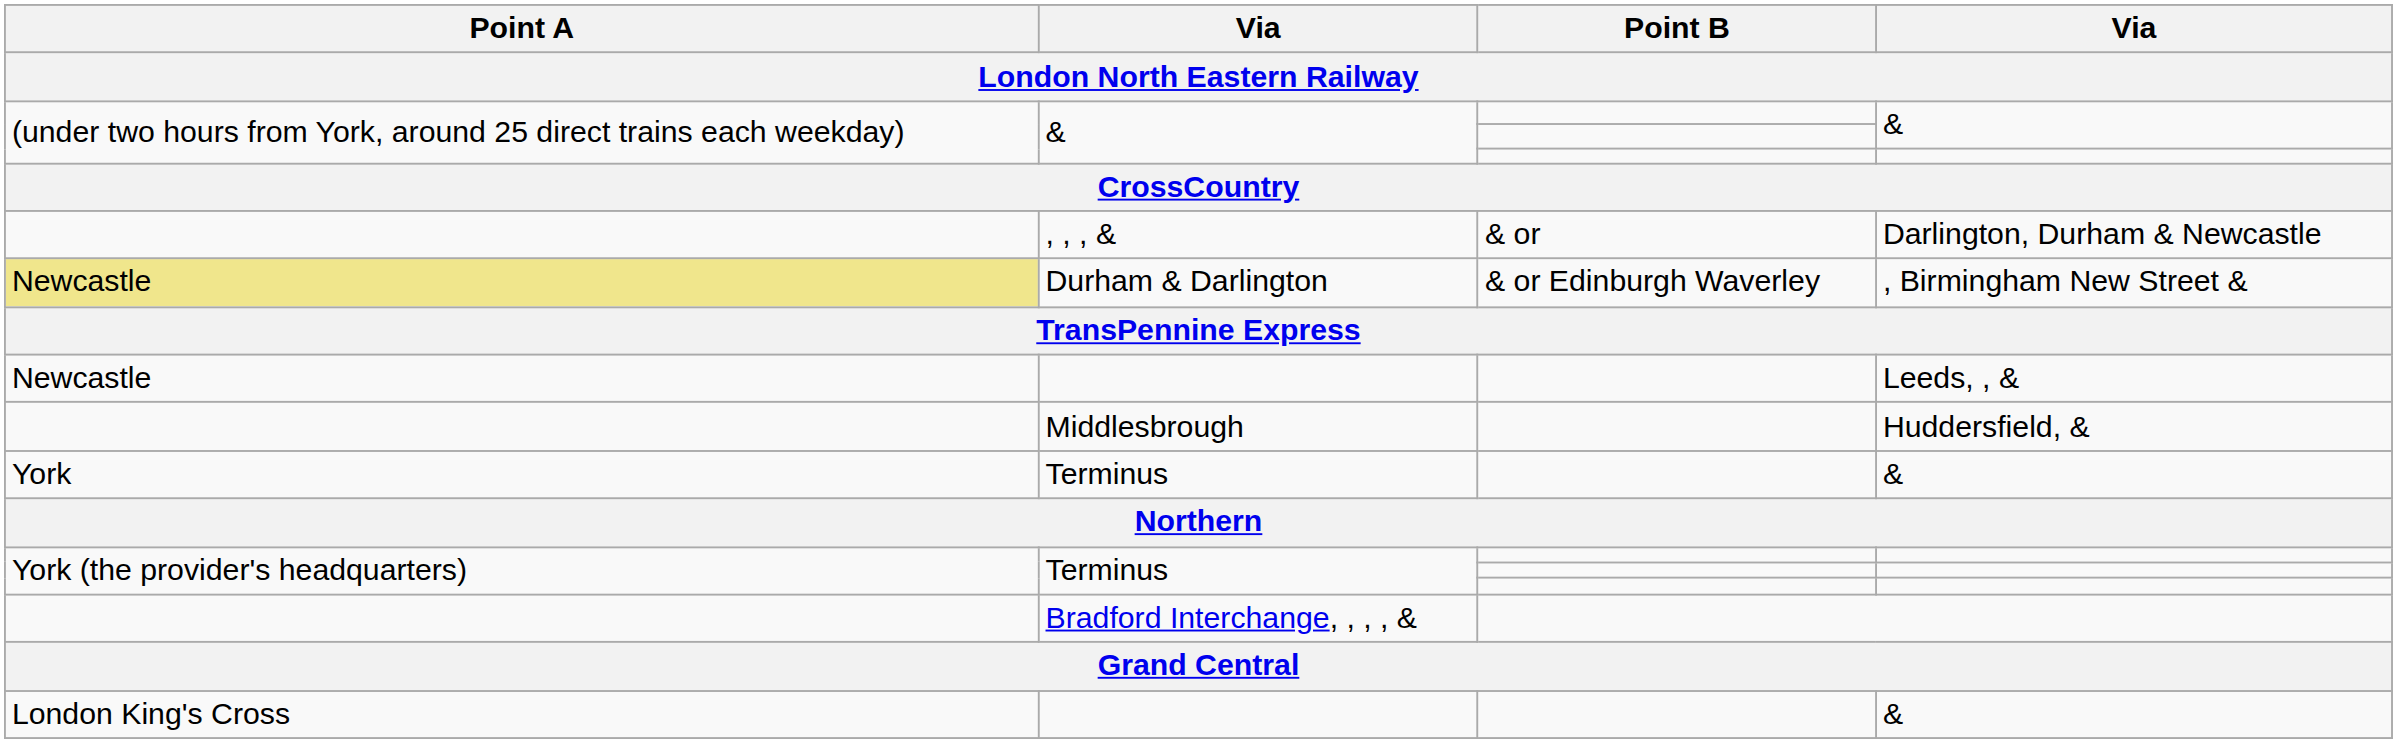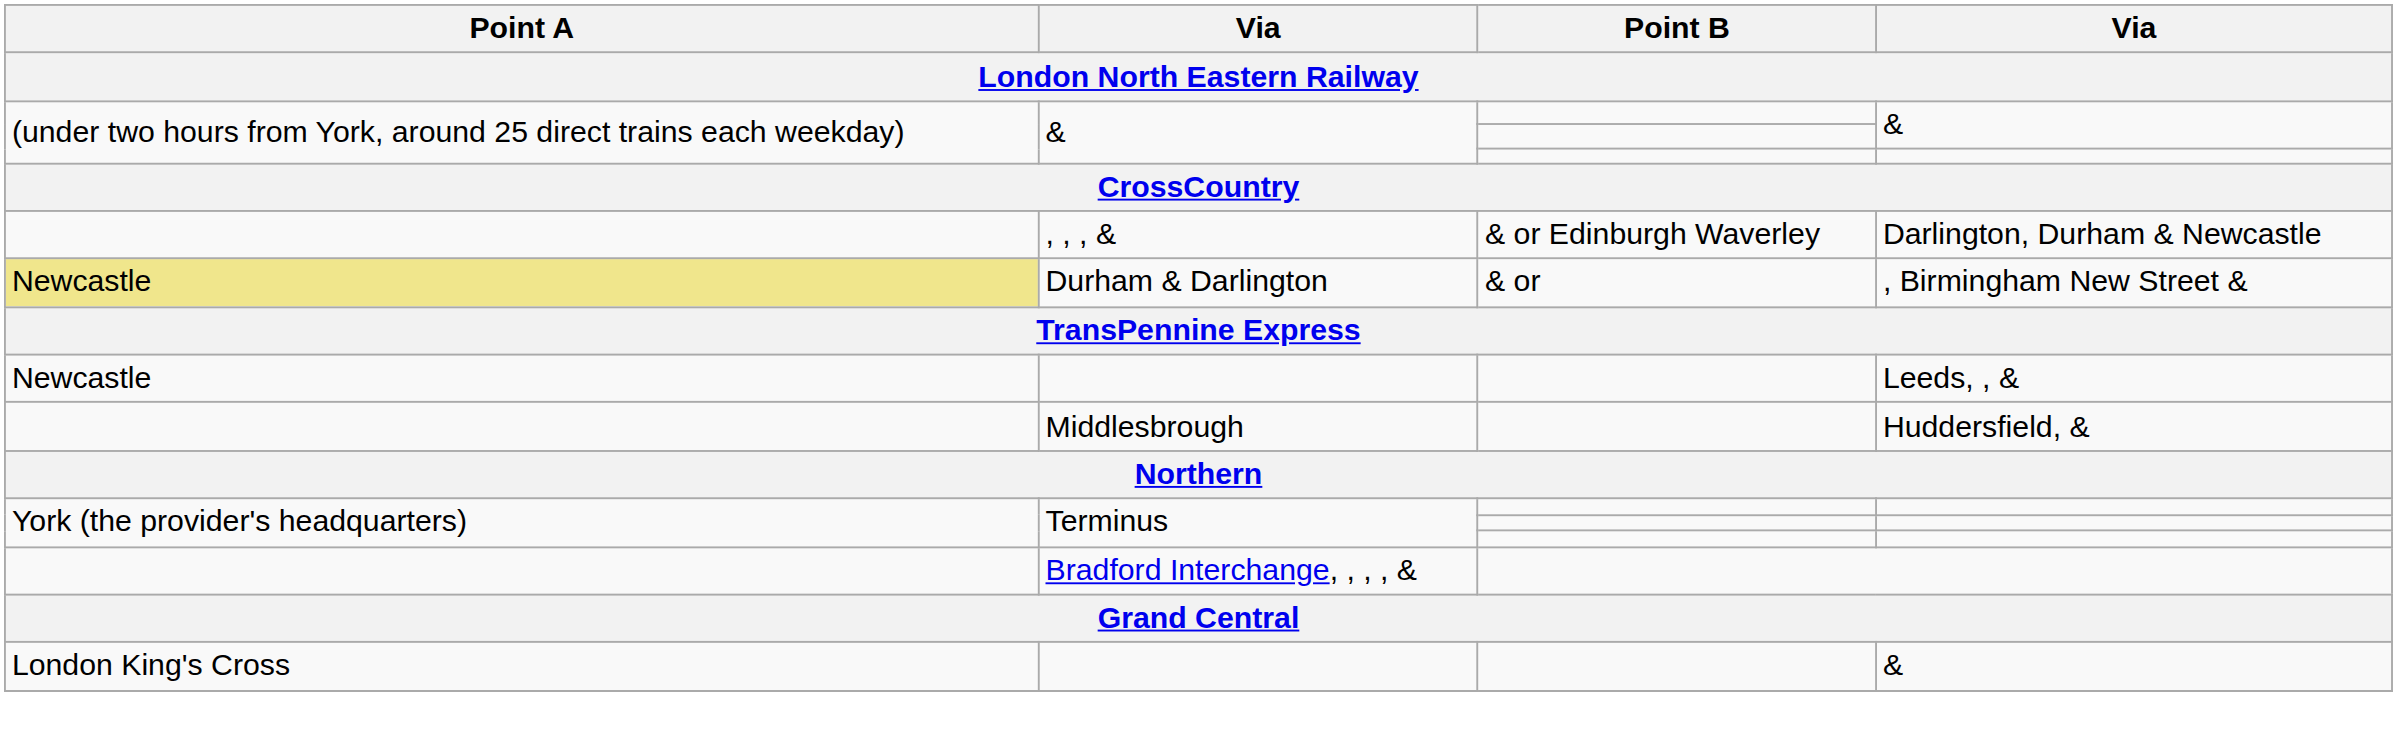(1513, 234) & or -> (1653, 234) & or Edinburgh Waverley
(1653, 282) & or Edinburgh Waverley -> (1513, 282) & or
- row: (1107, 474)
